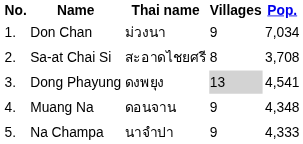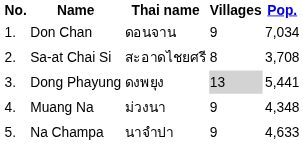(145, 32) ม่วงนา -> (150, 32) ดอนจาน
(282, 82) 4,541 -> (282, 82) 5,441
(150, 107) ดอนจาน -> (145, 107) ม่วงนา
(282, 132) 4,333 -> (282, 132) 4,633
